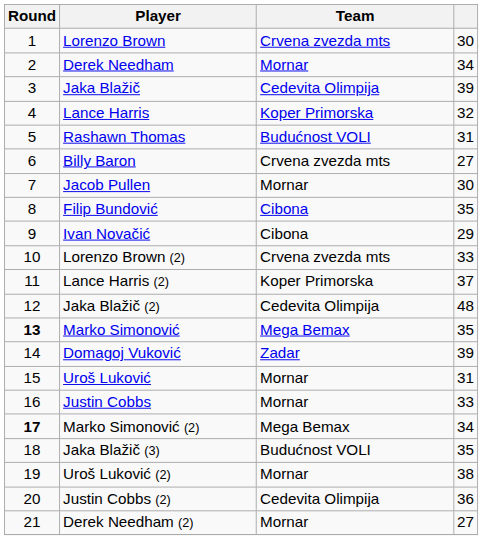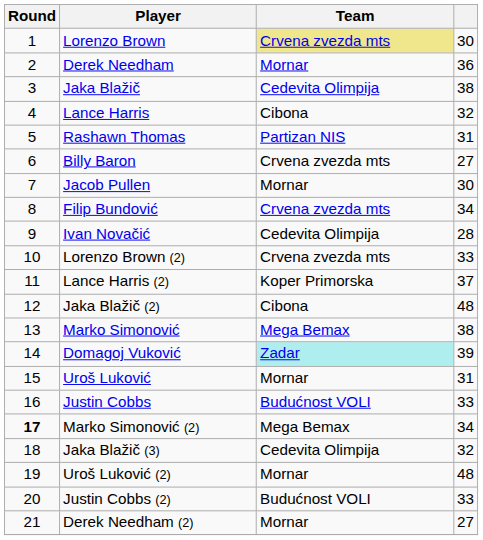(325, 40) no background -> (325, 40) khaki background
(466, 64) 34 -> (466, 64) 36
(466, 88) 39 -> (466, 88) 38
(317, 112) Koper Primorska -> (284, 112) Cibona
(315, 137) Budućnost VOLI -> (303, 137) Partizan NIS
(284, 209) Cibona -> (325, 209) Crvena zvezda mts
(466, 209) 35 -> (466, 209) 34
(284, 233) Cibona -> (320, 233) Cedevita Olimpija
(466, 233) 29 -> (466, 233) 28
(320, 305) Cedevita Olimpija -> (284, 305) Cibona
(32, 329) bold -> (32, 329) normal
(466, 329) 35 -> (466, 329) 38
(280, 354) no background -> (280, 354) paleturquoise background
(284, 402) Mornar -> (315, 402) Budućnost VOLI
(315, 450) Budućnost VOLI -> (320, 450) Cedevita Olimpija
(466, 450) 35 -> (466, 450) 32
(466, 474) 38 -> (466, 474) 48
(320, 498) Cedevita Olimpija -> (315, 498) Budućnost VOLI
(466, 498) 36 -> (466, 498) 33
